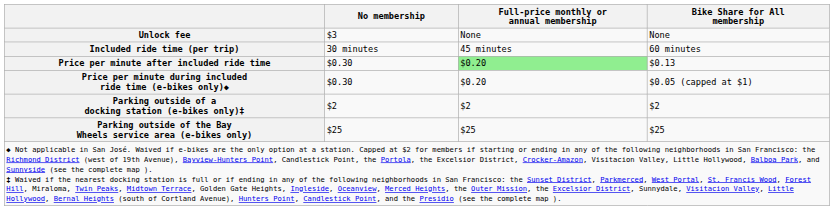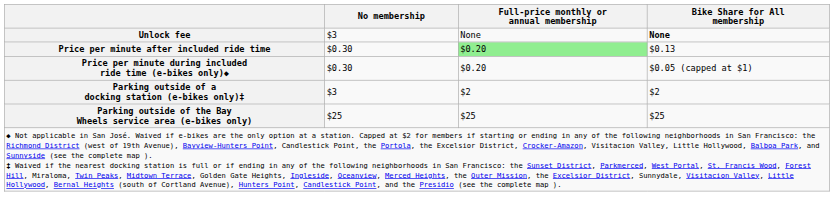(660, 35) normal -> (660, 35) bold
- row: (164, 49)
(332, 106) $2 -> (332, 92) $3
